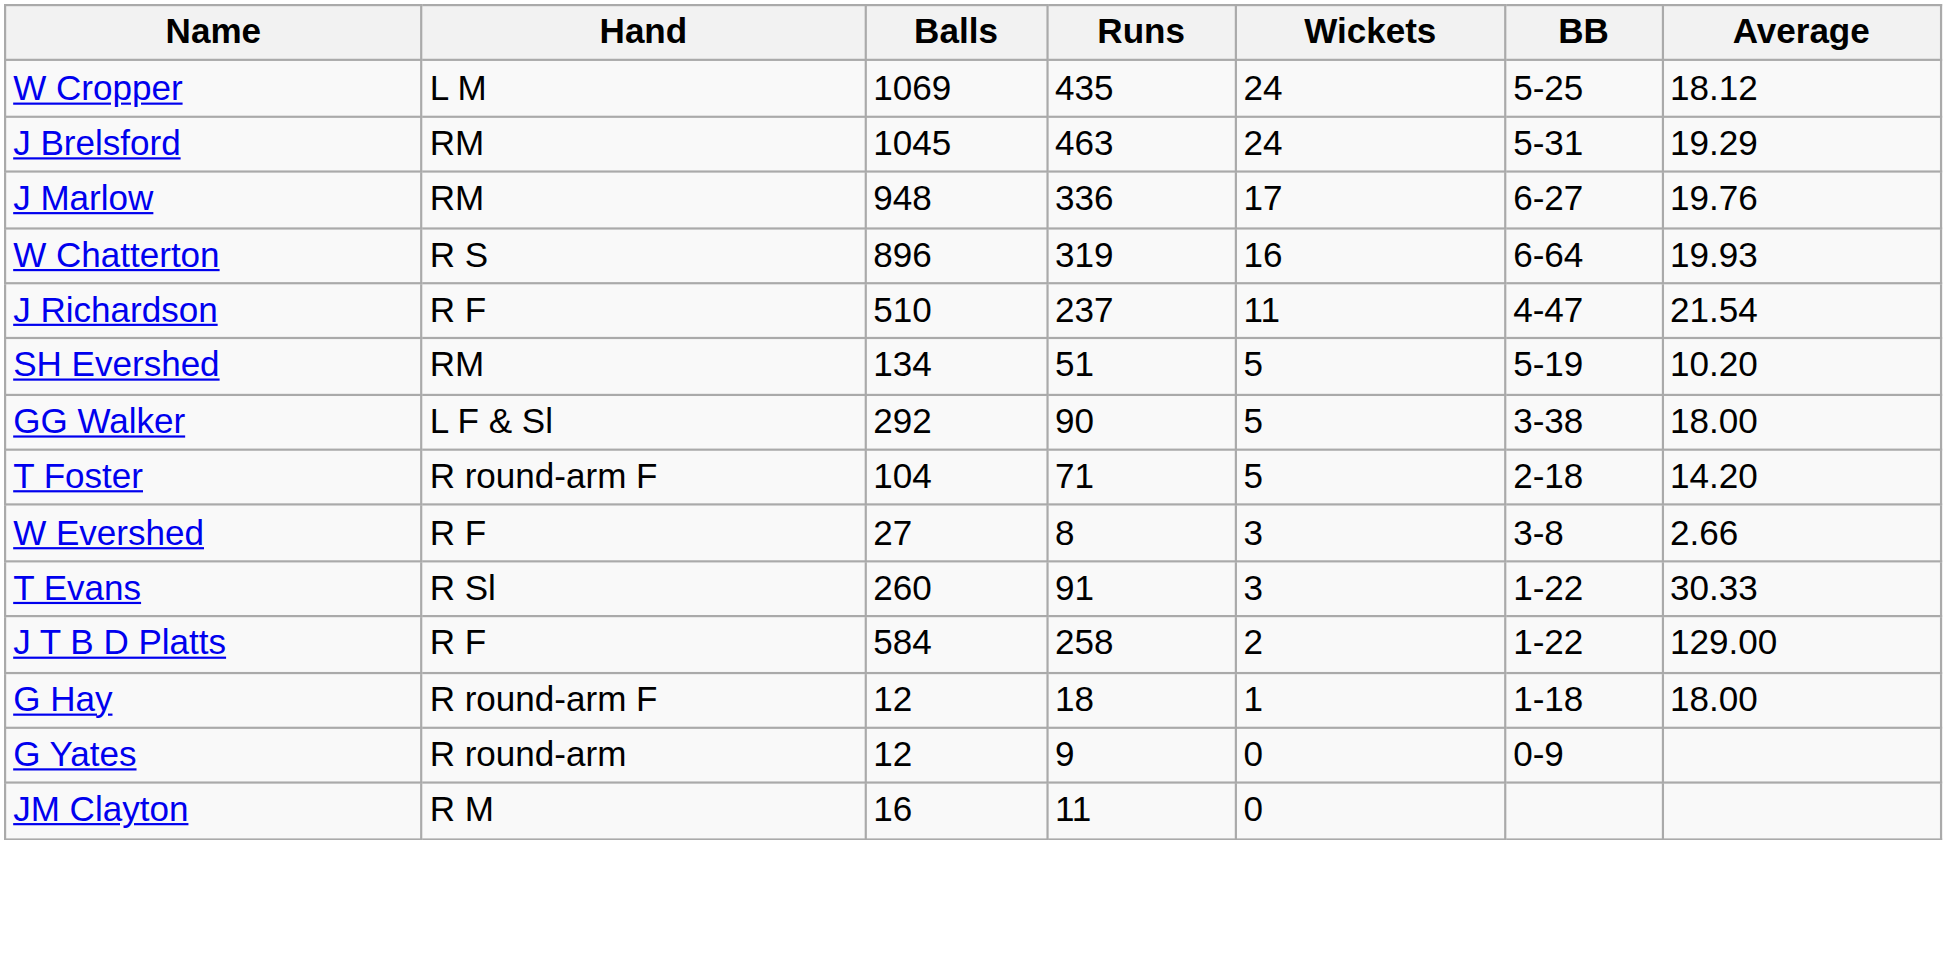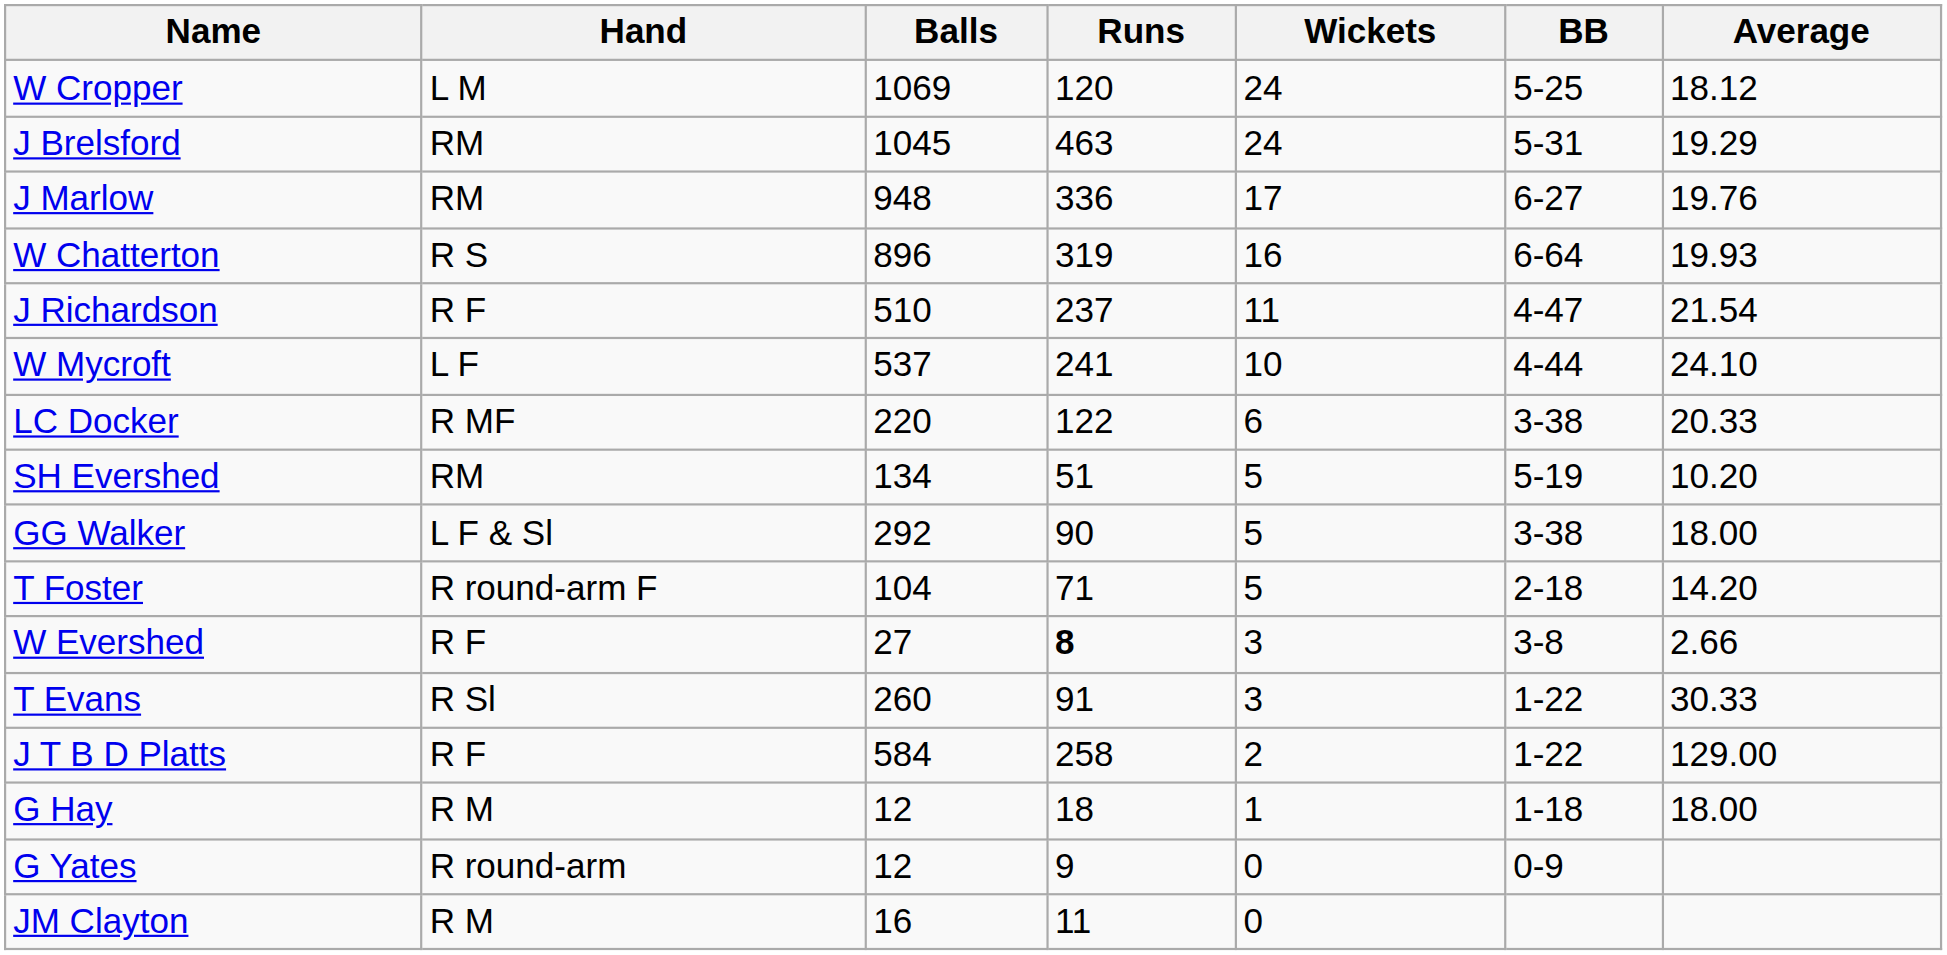(1084, 87) 435 -> (1084, 87) 120
+ row: (92, 365)
+ row: (96, 421)
(1065, 532) normal -> (1065, 643) bold
(544, 699) R round-arm F -> (462, 810) R M
